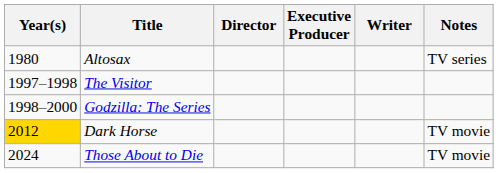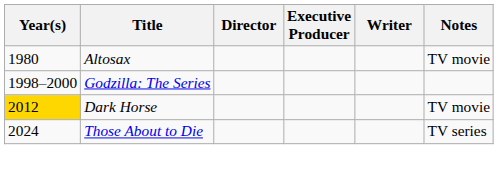(457, 58) TV series -> (459, 58) TV movie
- row: (118, 82)
(459, 155) TV movie -> (457, 131) TV series
